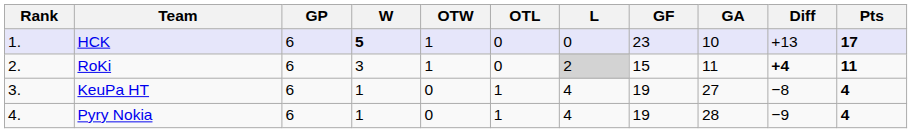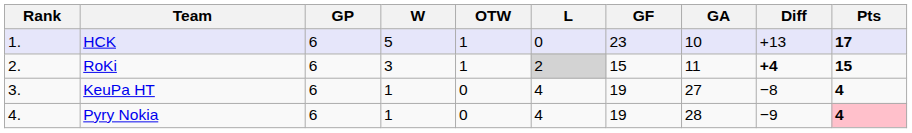- column: (525, 16)
(359, 41) bold -> (388, 41) normal
(849, 66) 11 -> (844, 66) 15
(845, 115) no background -> (839, 115) pink background
